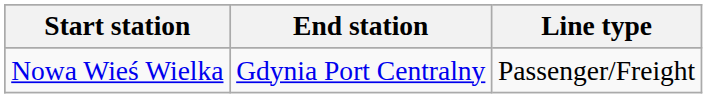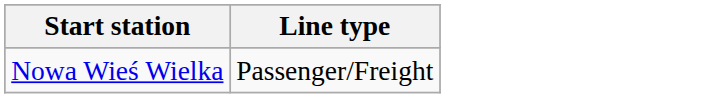- column: (361, 26)
